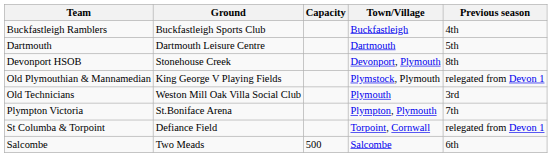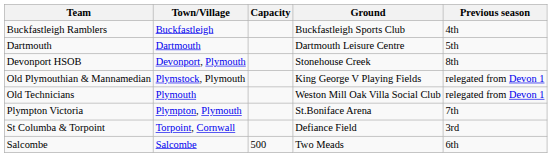columns swapped: (228, 12) <-> (396, 12)
(452, 95) 3rd -> (495, 95) relegated from Devon 1
(495, 128) relegated from Devon 1 -> (452, 128) 3rd
